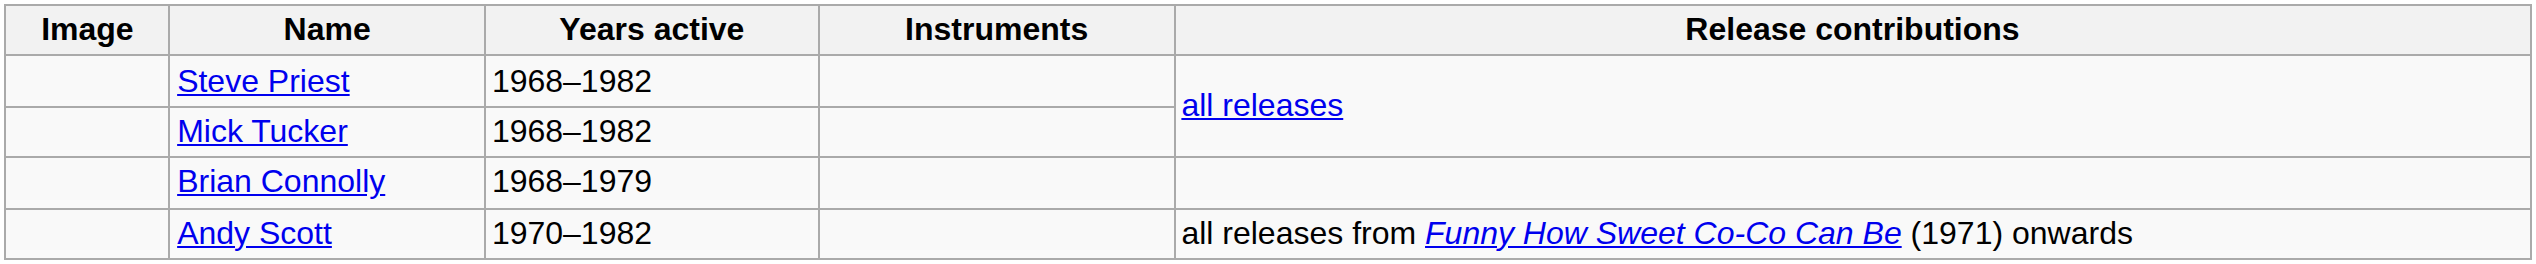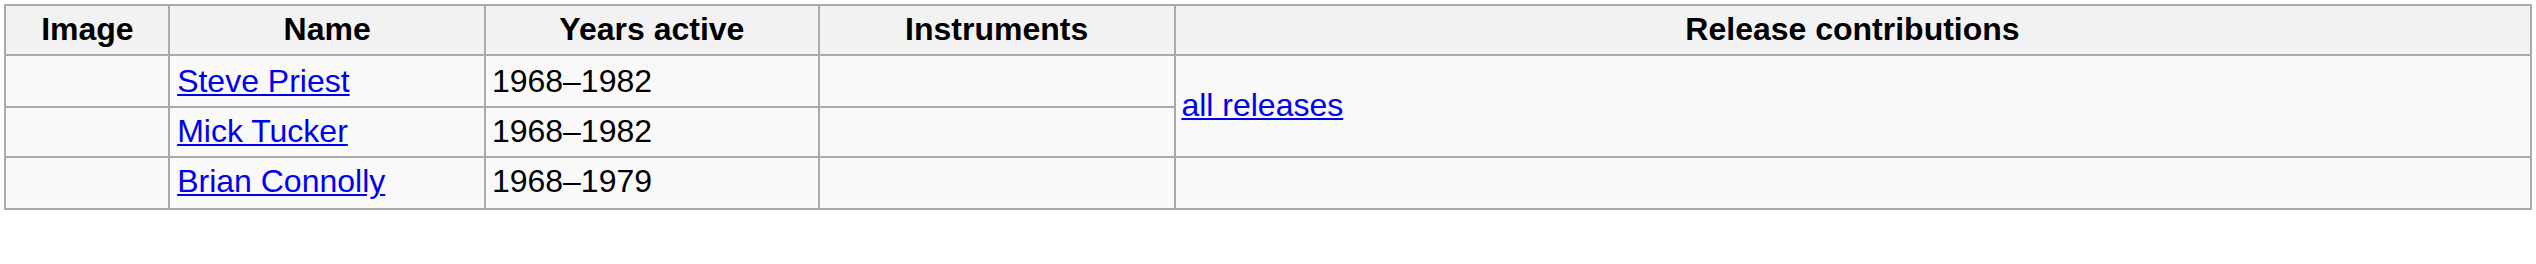- row: (254, 232)
